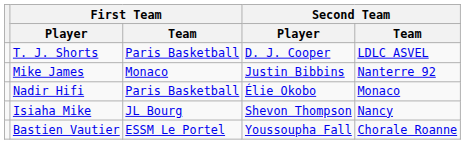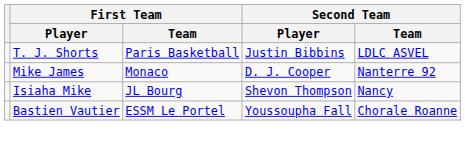(288, 53) D. J. Cooper -> (295, 53) Justin Bibbins
(295, 72) Justin Bibbins -> (288, 72) D. J. Cooper
- row: (49, 91)
